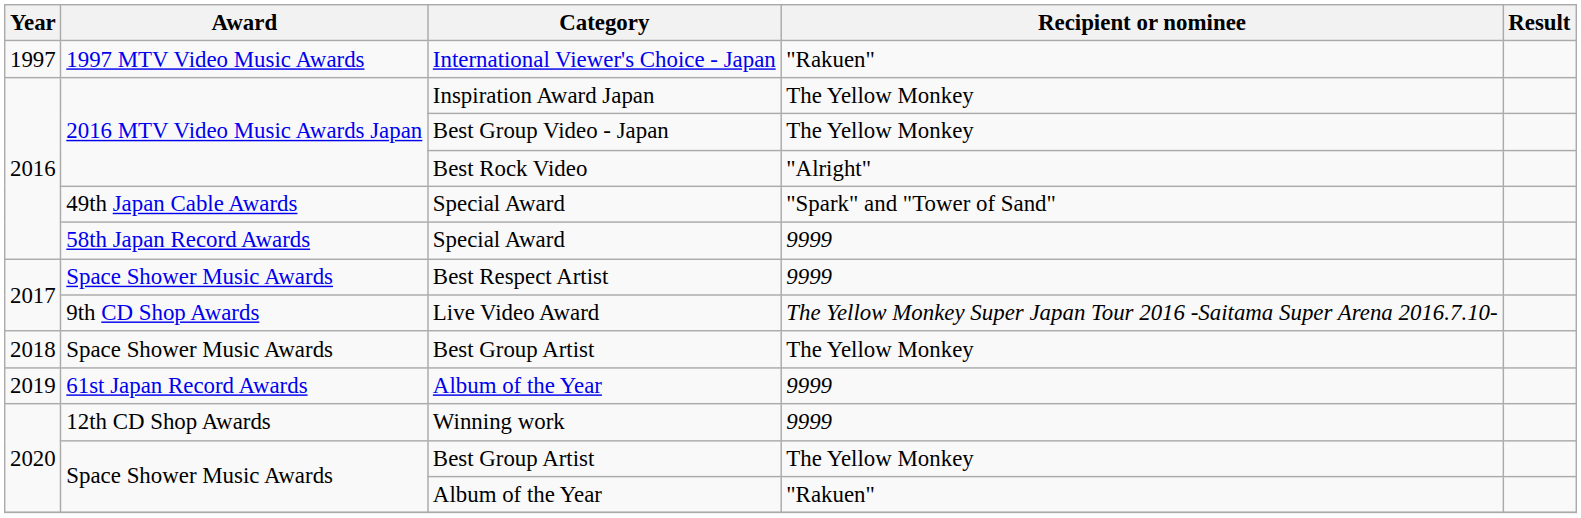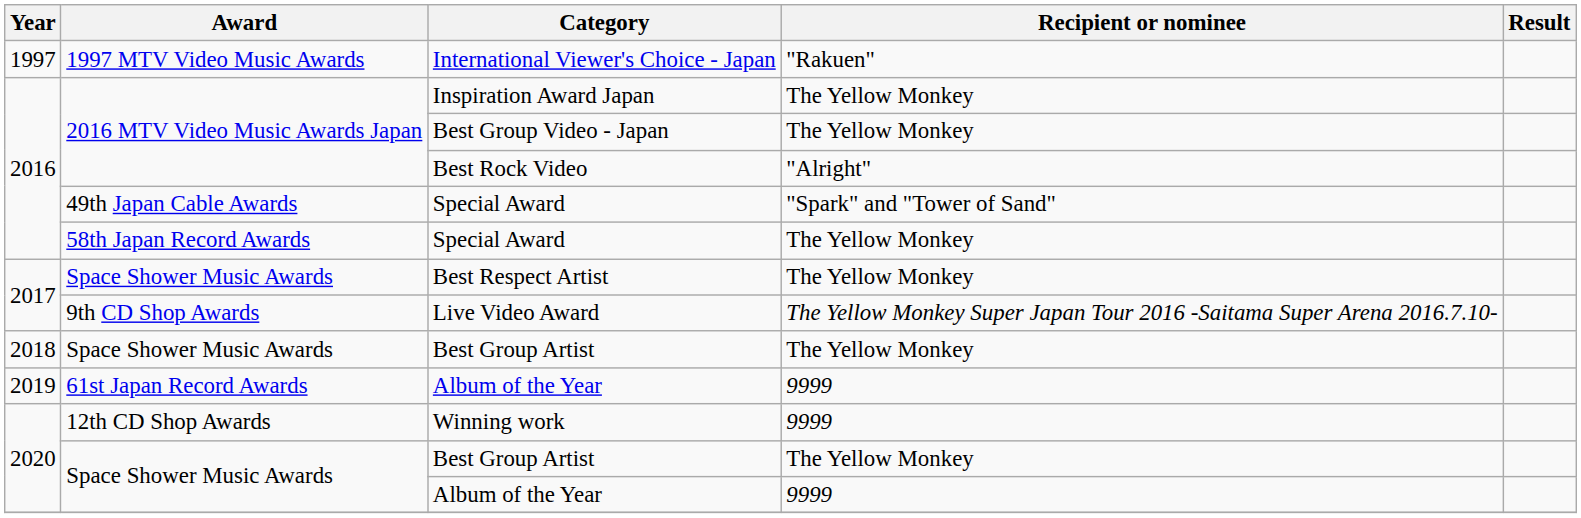(809, 240) 9999 -> (880, 240) The Yellow Monkey
(809, 276) 9999 -> (880, 276) The Yellow Monkey
(831, 494) "Rakuen" -> (809, 494) 9999
